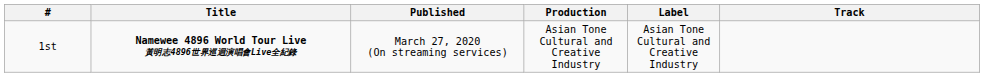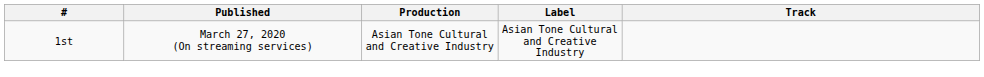- column: (221, 13)
